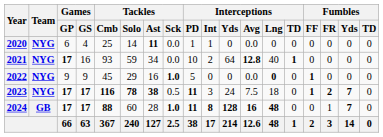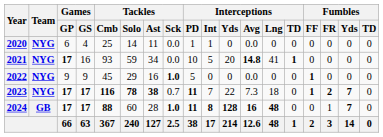(153, 44) bold -> (153, 44) normal
(210, 60) 2 -> (210, 60) 5
(230, 60) 64 -> (230, 60) 20
(252, 60) 12.8 -> (252, 60) 14.8
(274, 60) 40 -> (274, 60) 41
(274, 76) bold -> (274, 76) normal
(173, 92) 0.5 -> (173, 92) 0.7
(210, 92) 3 -> (210, 92) 7
(230, 92) 24 -> (230, 92) 22
(252, 92) 7.5 -> (252, 92) 7.3
